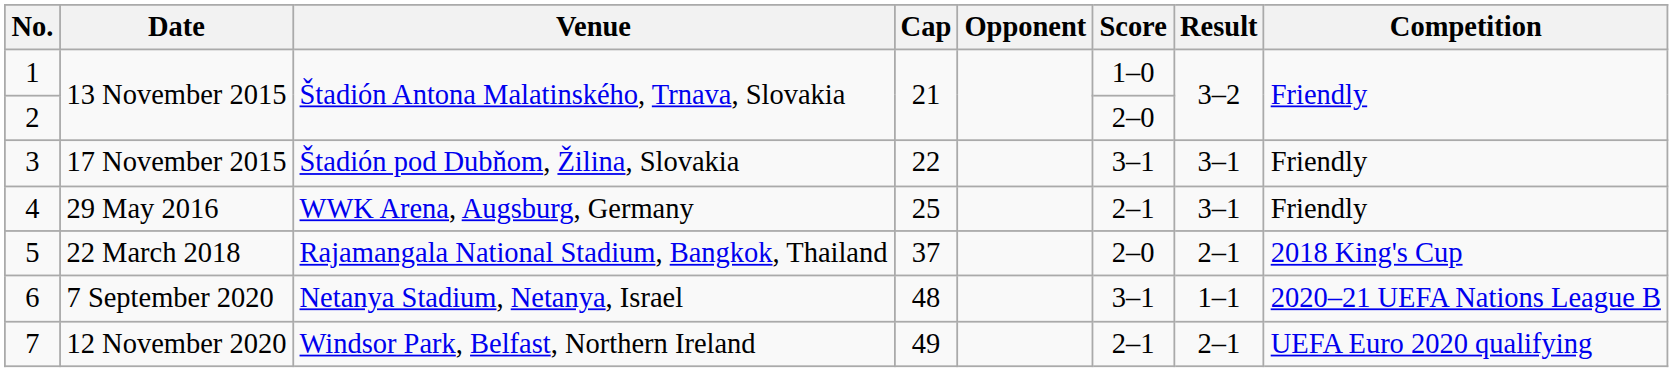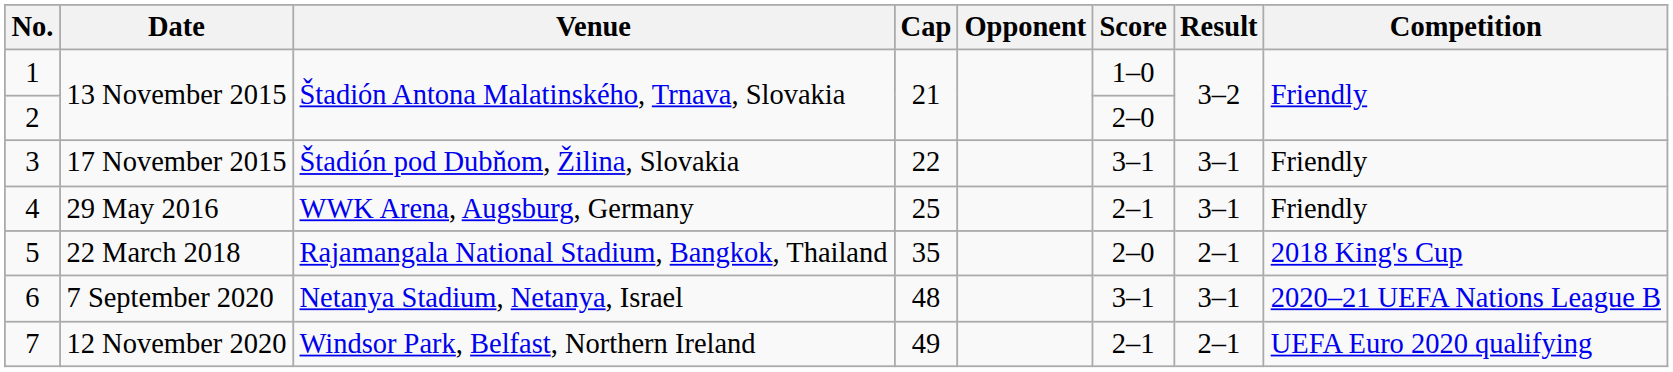(926, 252) 37 -> (926, 252) 35
(1219, 298) 1–1 -> (1219, 298) 3–1
